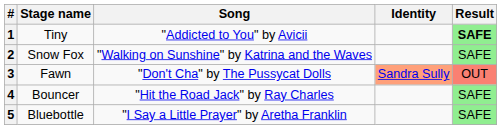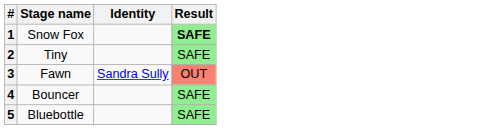- column: (234, 14)
(56, 34) Tiny -> (56, 34) Snow Fox
(56, 54) Snow Fox -> (56, 54) Tiny
(414, 74) lightsalmon background -> (133, 74) no background
